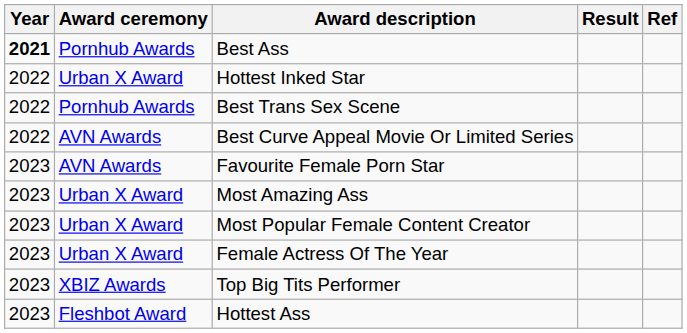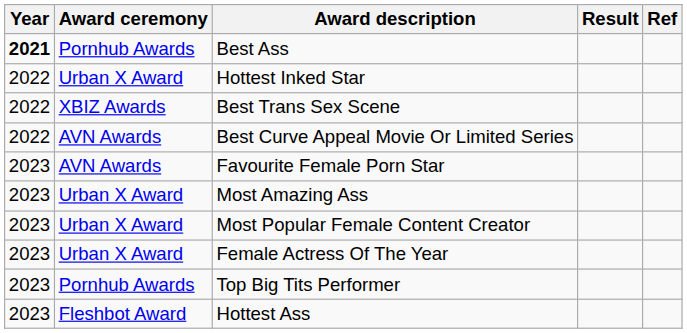(127, 107) Pornhub Awards -> (112, 107) XBIZ Awards
(112, 284) XBIZ Awards -> (127, 284) Pornhub Awards
